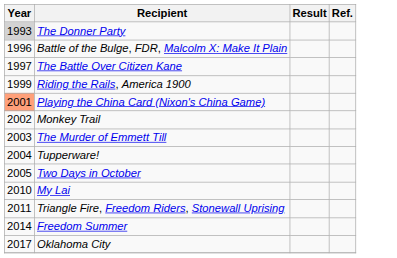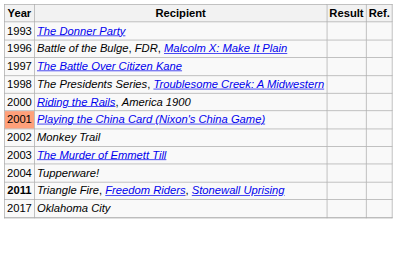(19, 31) lightgrey background -> (19, 31) no background
+ row: (181, 84)
(19, 84) 1999 -> (19, 102) 2000
- row: (89, 173)
- row: (54, 191)
(19, 208) normal -> (19, 191) bold
- row: (82, 226)
